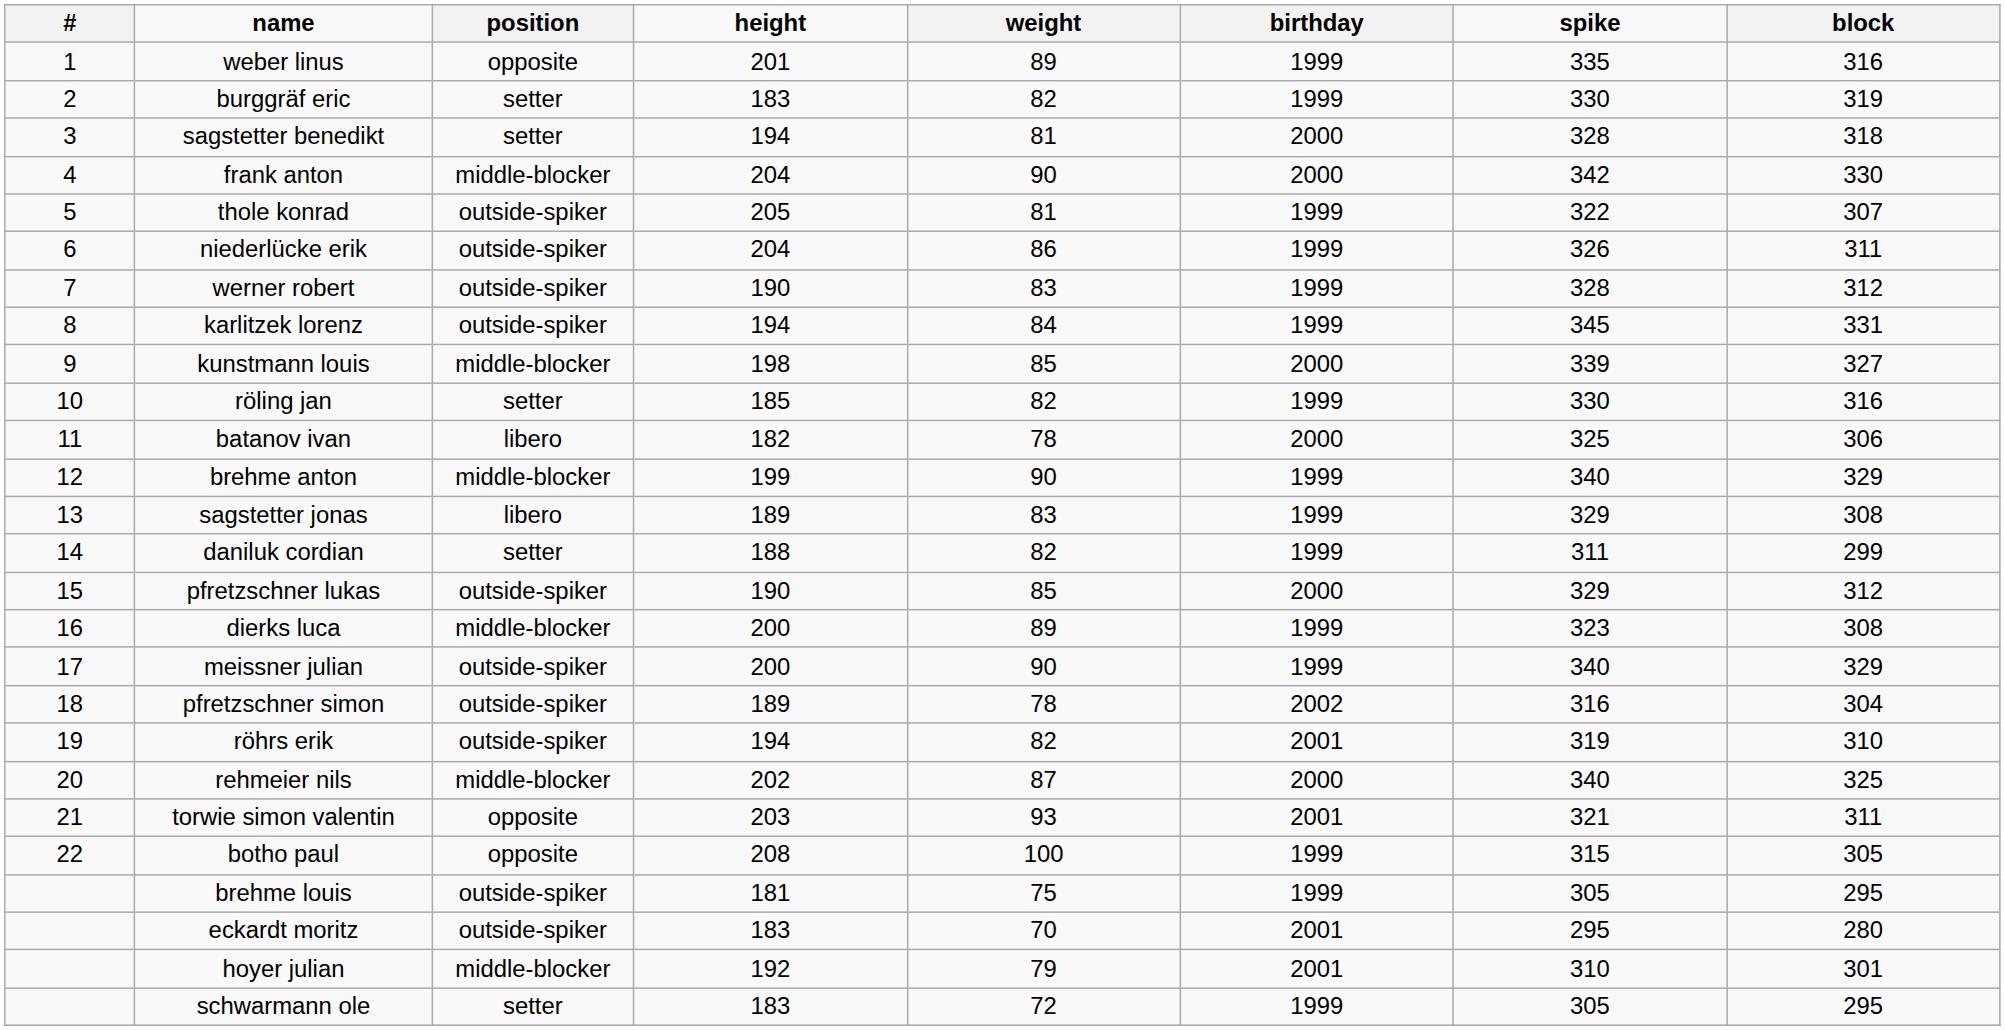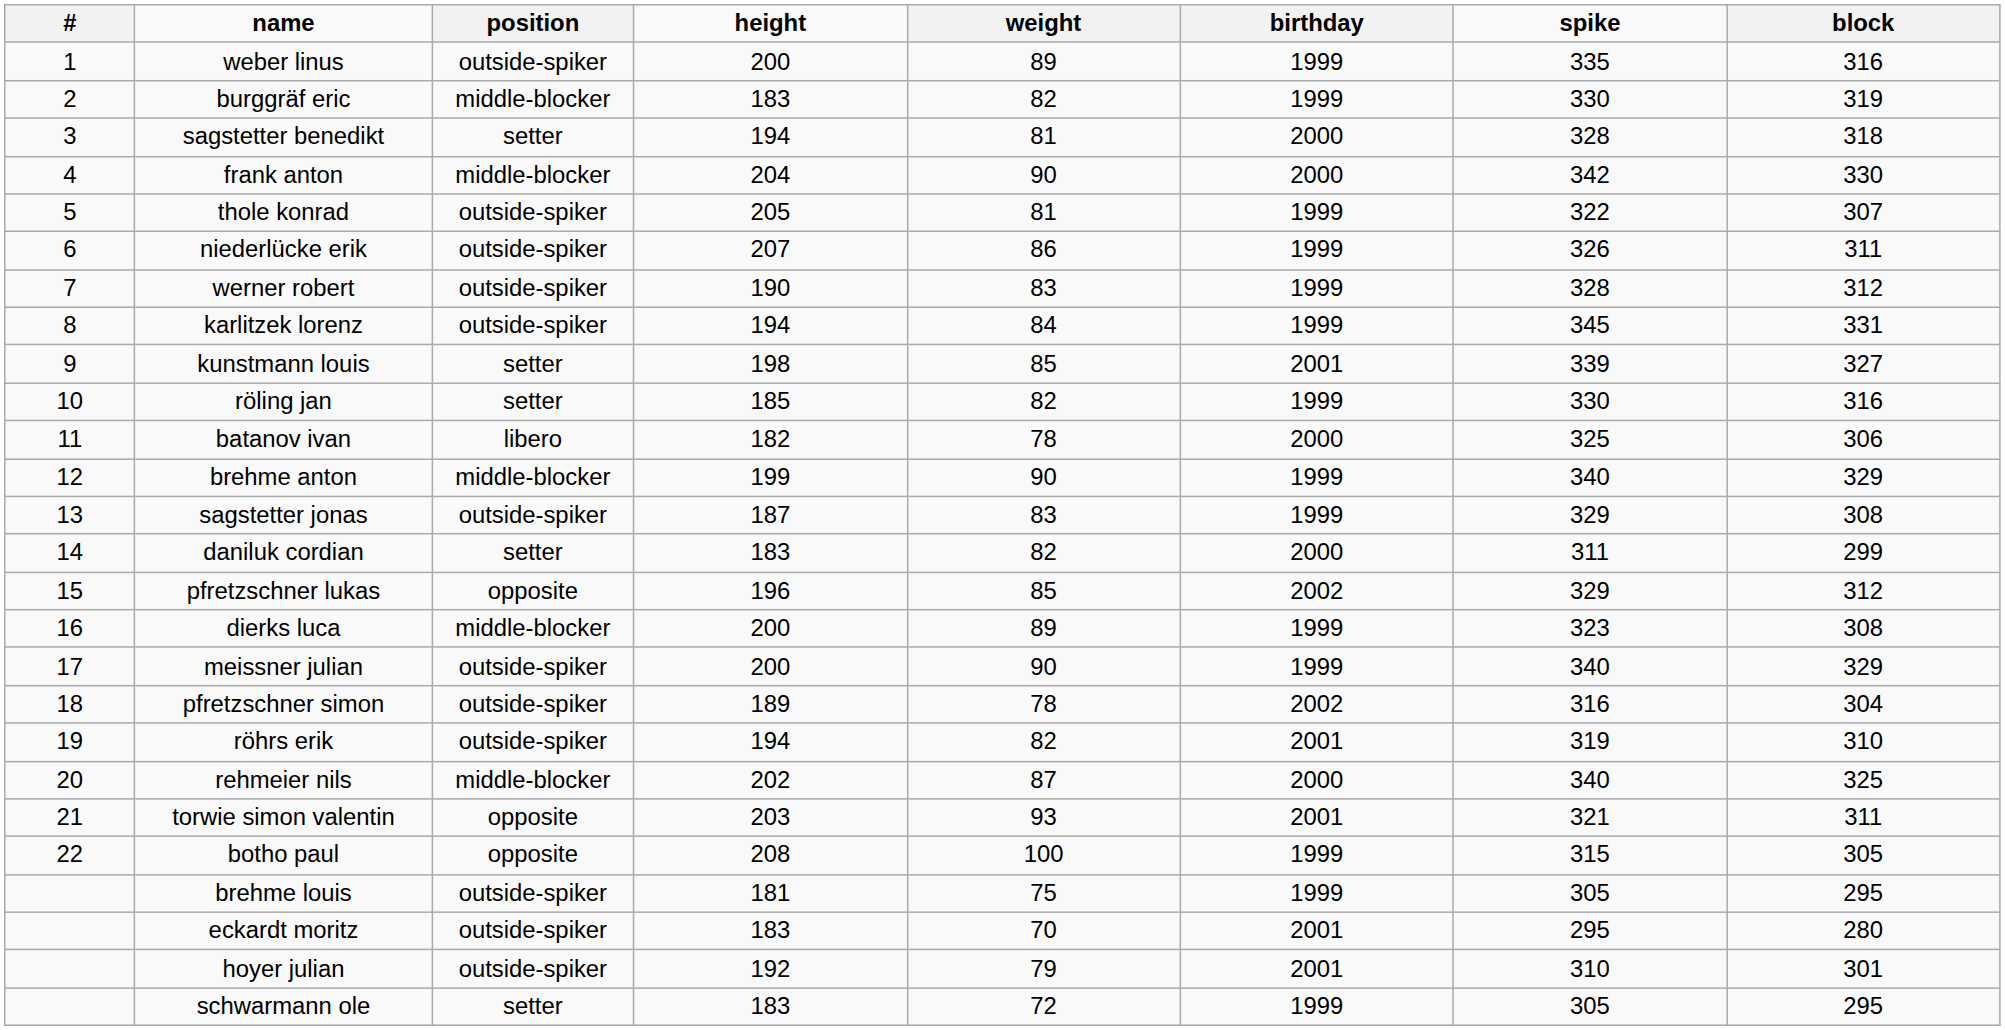(533, 61) opposite -> (533, 61) outside-spiker
(770, 61) 201 -> (770, 61) 200
(533, 99) setter -> (533, 99) middle-blocker
(770, 250) 204 -> (770, 250) 207
(533, 363) middle-blocker -> (533, 363) setter
(1317, 363) 2000 -> (1317, 363) 2001
(533, 514) libero -> (533, 514) outside-spiker
(770, 514) 189 -> (770, 514) 187
(770, 552) 188 -> (770, 552) 183
(1317, 552) 1999 -> (1317, 552) 2000
(533, 590) outside-spiker -> (533, 590) opposite
(770, 590) 190 -> (770, 590) 196
(1317, 590) 2000 -> (1317, 590) 2002
(533, 968) middle-blocker -> (533, 968) outside-spiker
